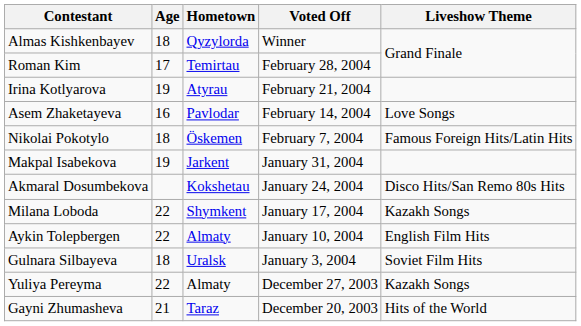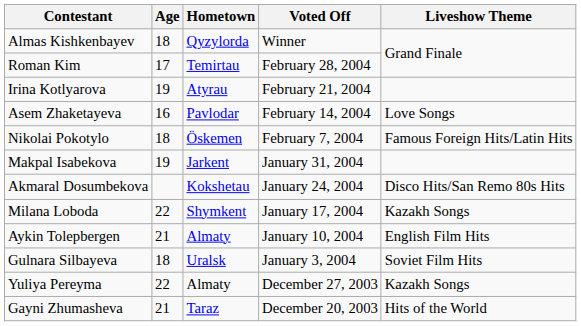(162, 235) 22 -> (162, 235) 21
